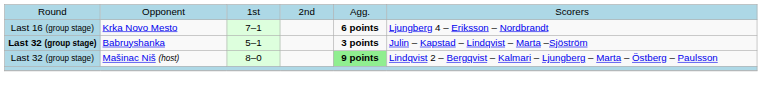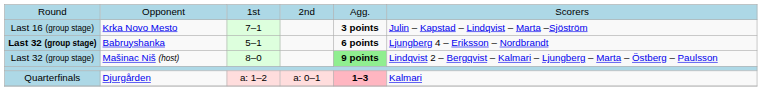(360, 27) 6 points -> (360, 27) 3 points
(469, 27) Ljungberg 4 – Eriksson – Nordbrandt -> (488, 27) Julin – Kapstad – Lindqvist – Marta –Sjöström
(360, 43) 3 points -> (360, 43) 6 points
(488, 43) Julin – Kapstad – Lindqvist – Marta –Sjöström -> (469, 43) Ljungberg 4 – Eriksson – Nordbrandt
+ row: (127, 78)
